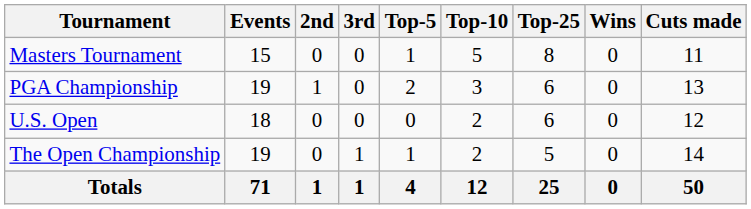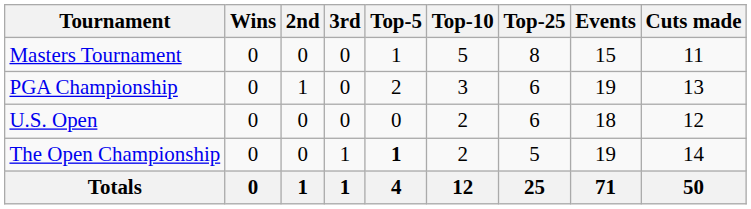columns swapped: (613, 21) <-> (260, 21)
(411, 154) normal -> (396, 154) bold
